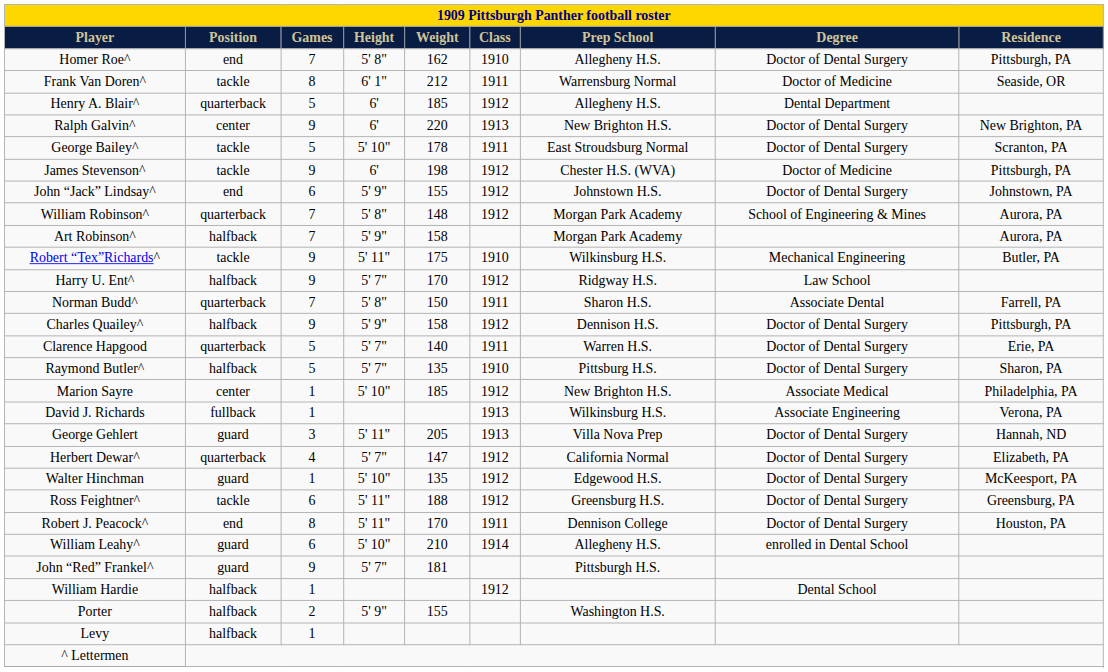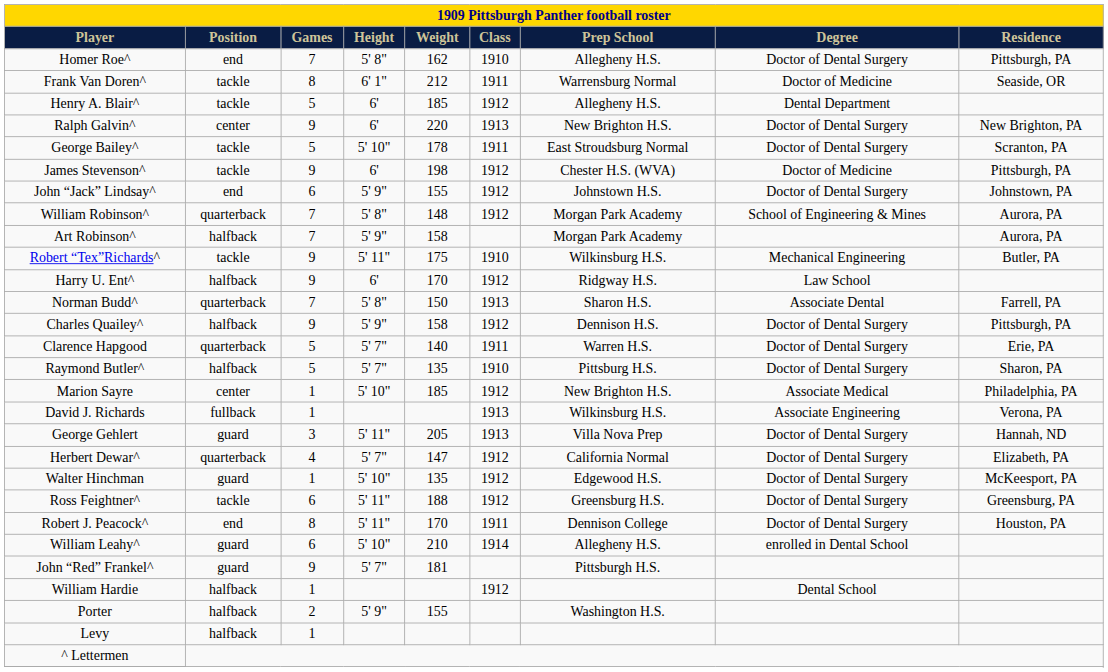(233, 103) quarterback -> (233, 103) tackle
(374, 280) 5' 7" -> (374, 280) 6'
(495, 302) 1911 -> (495, 302) 1913
